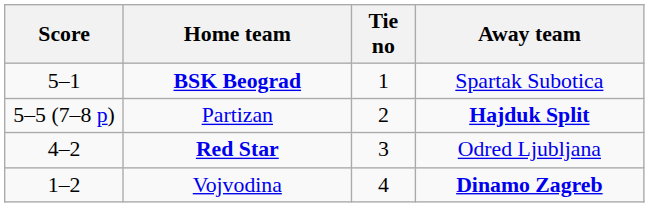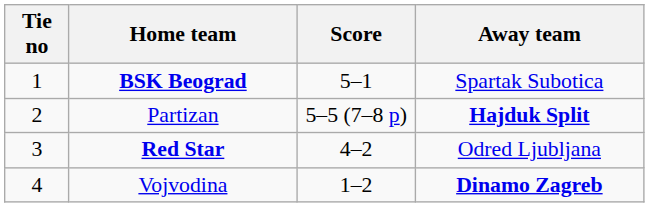columns swapped: (383, 33) <-> (64, 33)
